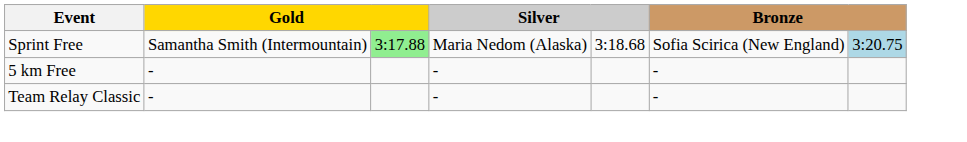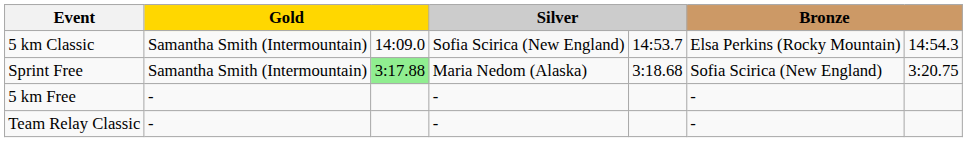+ row: (51, 44)
(877, 44) lightblue background -> (933, 70) no background
